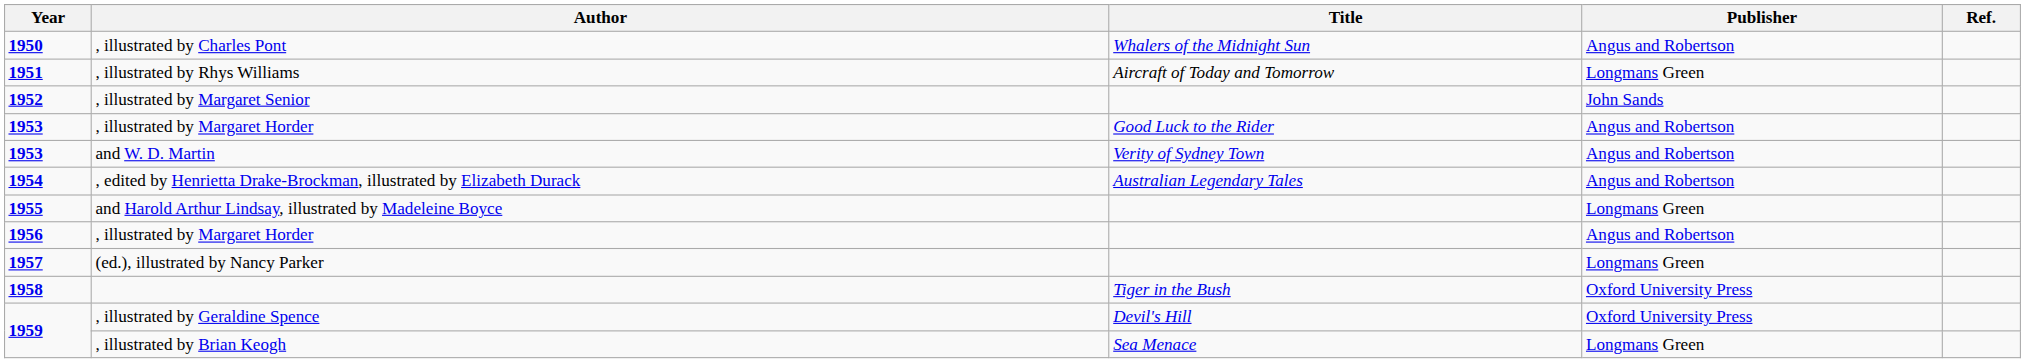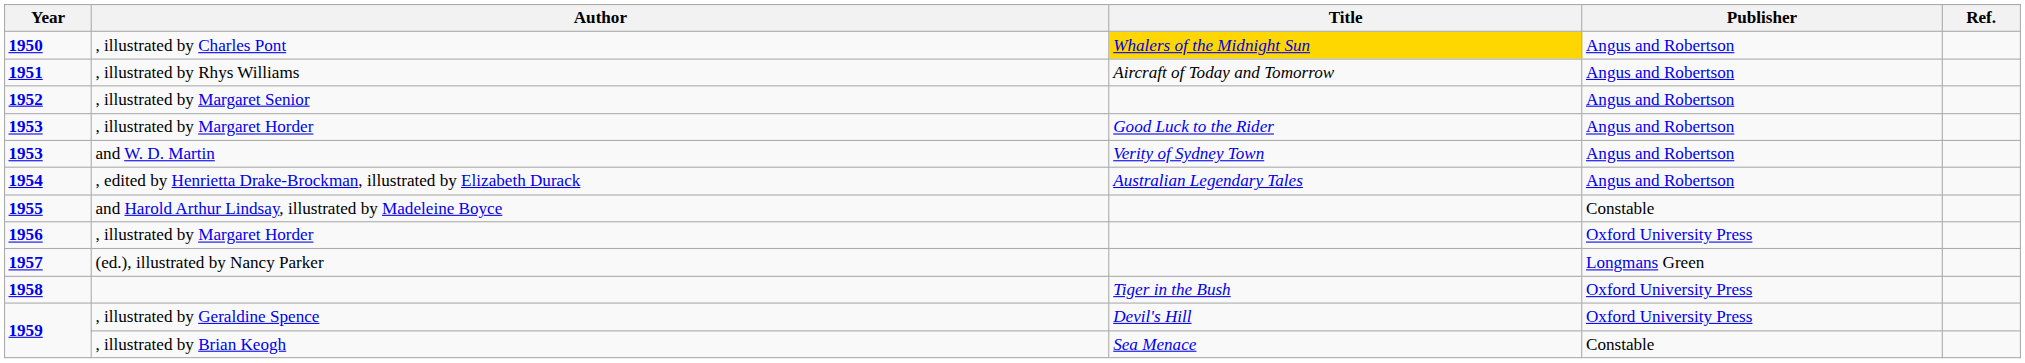(1212, 45) no background -> (1212, 45) gold background
(1645, 72) Longmans Green -> (1660, 72) Angus and Robertson
(1625, 99) John Sands -> (1660, 99) Angus and Robertson
(1645, 208) Longmans Green -> (1620, 208) Constable
(1660, 235) Angus and Robertson -> (1669, 235) Oxford University Press
(1645, 343) Longmans Green -> (1620, 343) Constable
